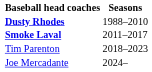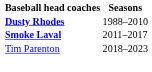- row: (37, 63)
